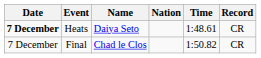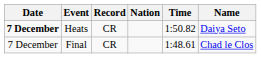columns swapped: (120, 12) <-> (237, 12)
(201, 28) 1:48.61 -> (180, 28) 1:50.82
(201, 45) 1:50.82 -> (180, 45) 1:48.61
